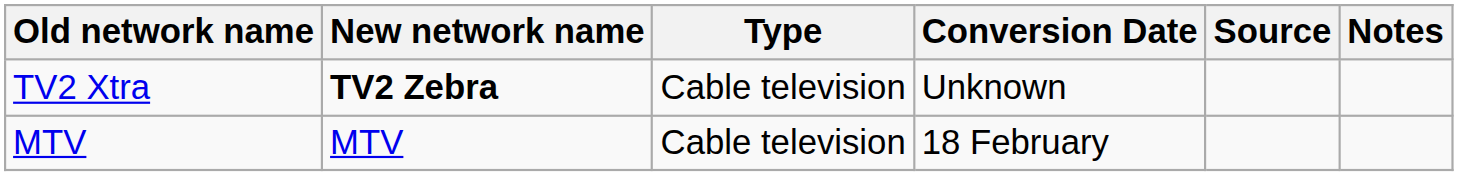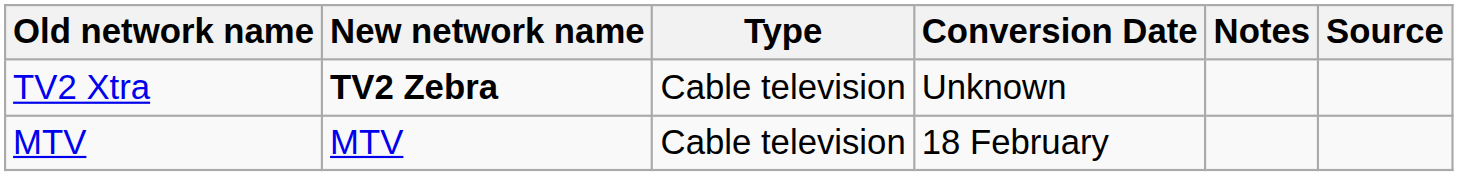columns swapped: (1396, 32) <-> (1272, 32)
